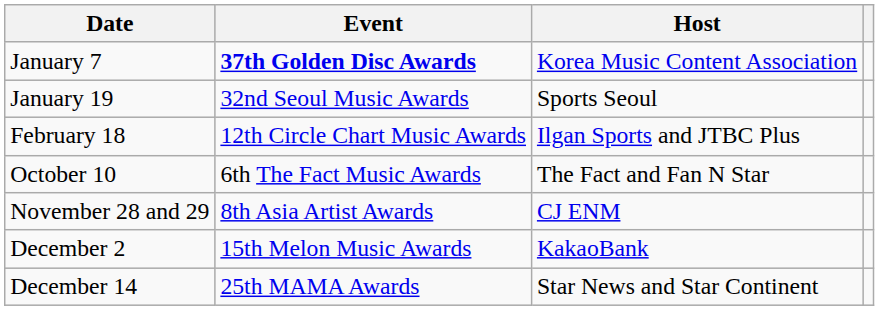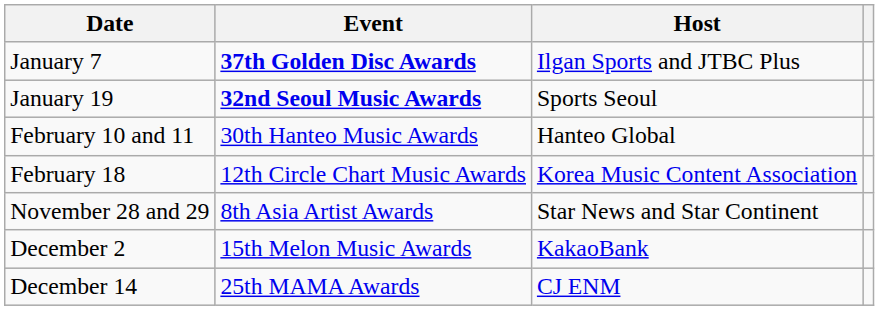(697, 60) Korea Music Content Association -> (668, 60) Ilgan Sports and JTBC Plus
(345, 98) normal -> (351, 98) bold
+ row: (102, 135)
(668, 135) Ilgan Sports and JTBC Plus -> (697, 173) Korea Music Content Association
- row: (63, 173)
(579, 211) CJ ENM -> (678, 211) Star News and Star Continent
(678, 286) Star News and Star Continent -> (579, 286) CJ ENM
